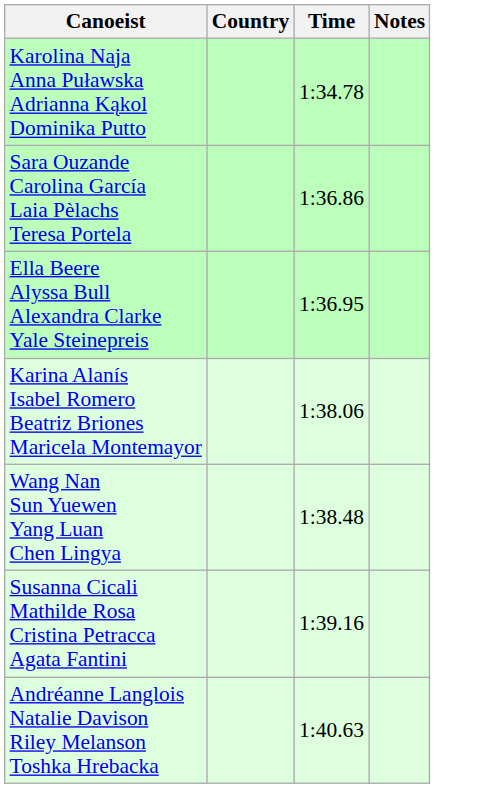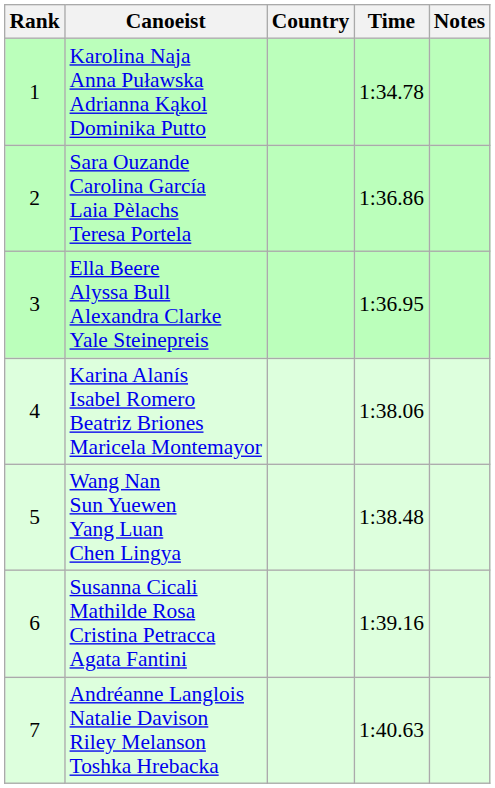+ column: (35, 21)
